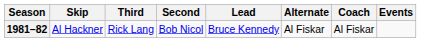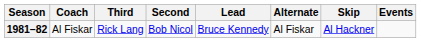columns swapped: (77, 12) <-> (354, 12)
